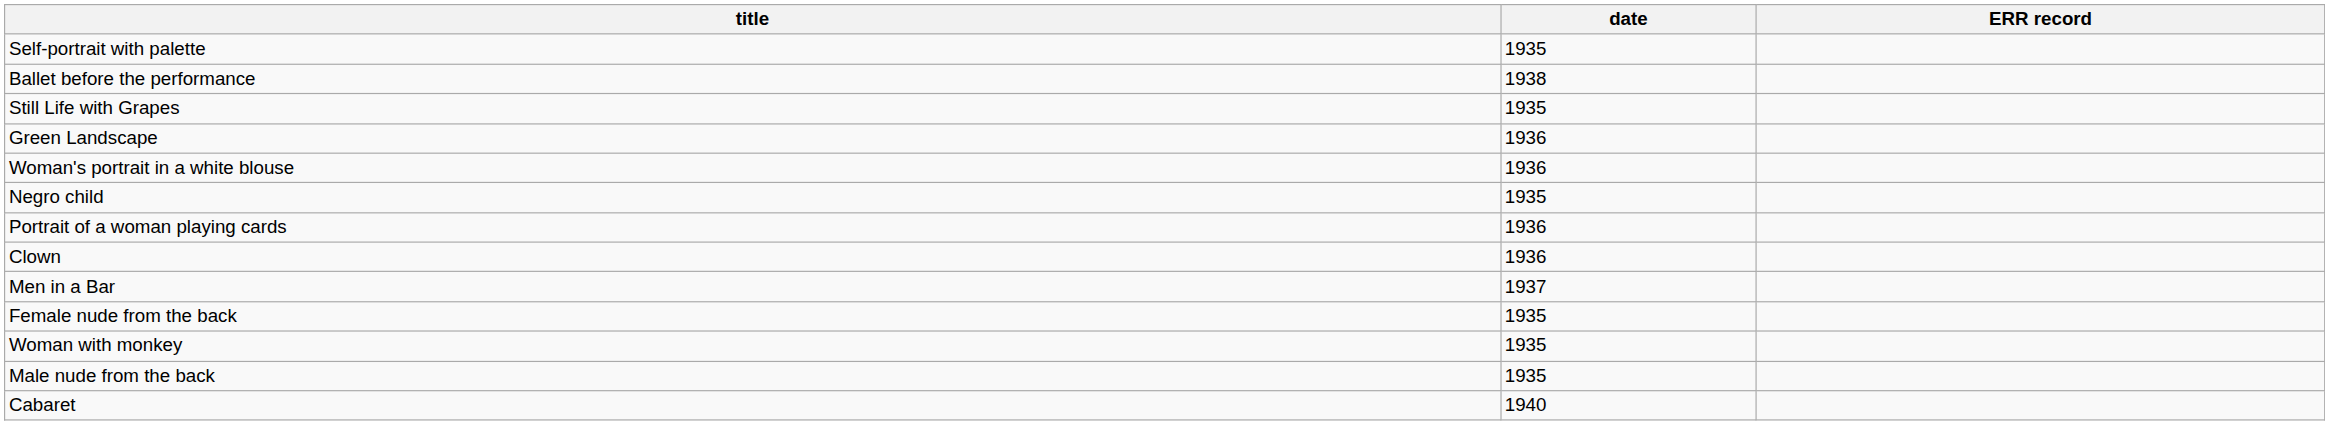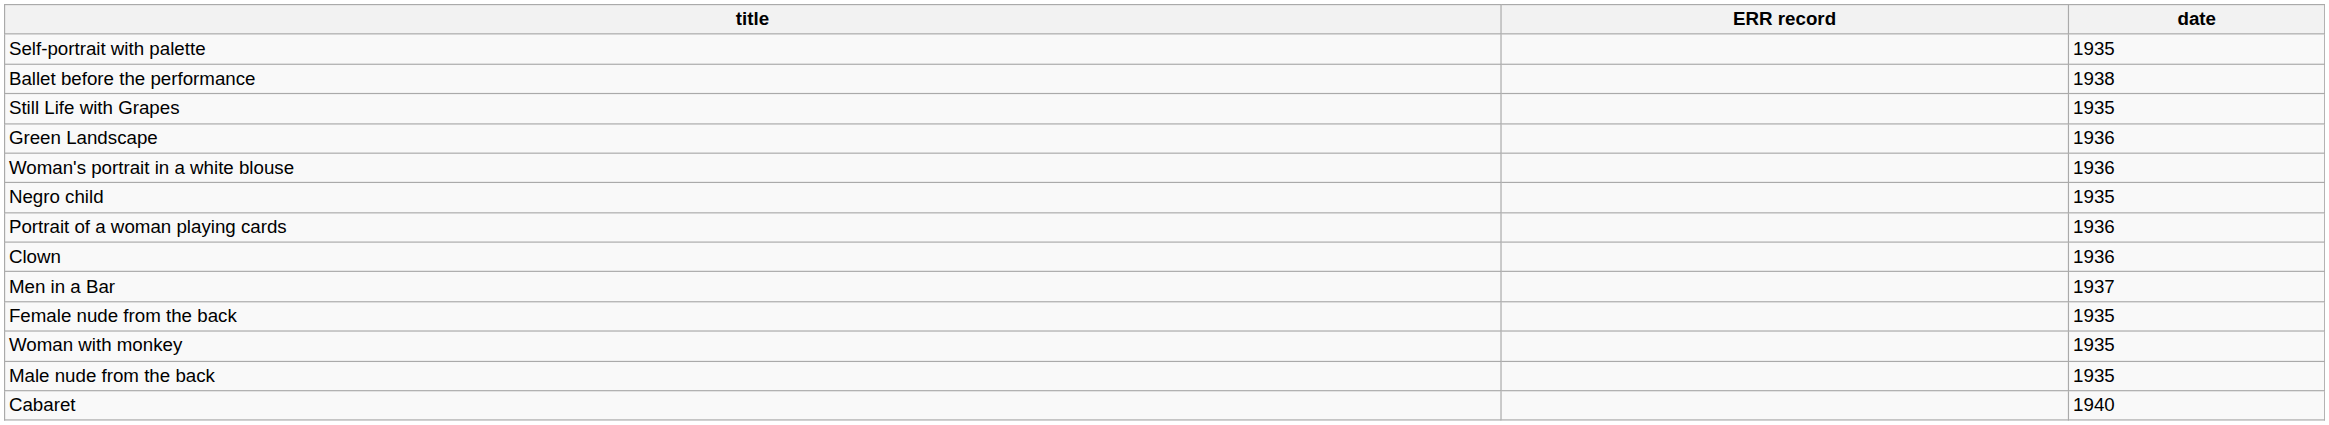columns swapped: (1628, 19) <-> (2041, 19)
